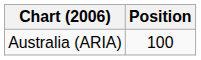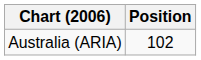(160, 42) 100 -> (160, 42) 102
